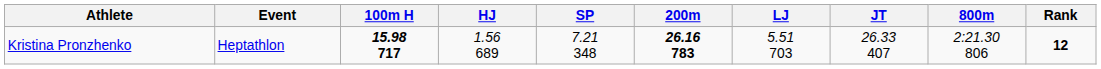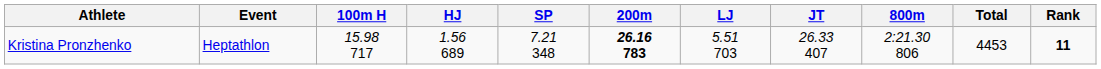+ column: (992, 16)
(389, 45) bold -> (362, 45) normal
(1061, 45) 12 -> (1063, 45) 11
